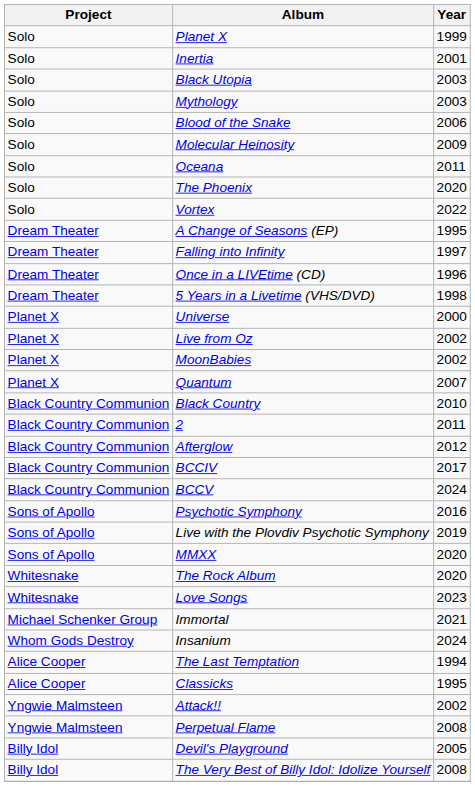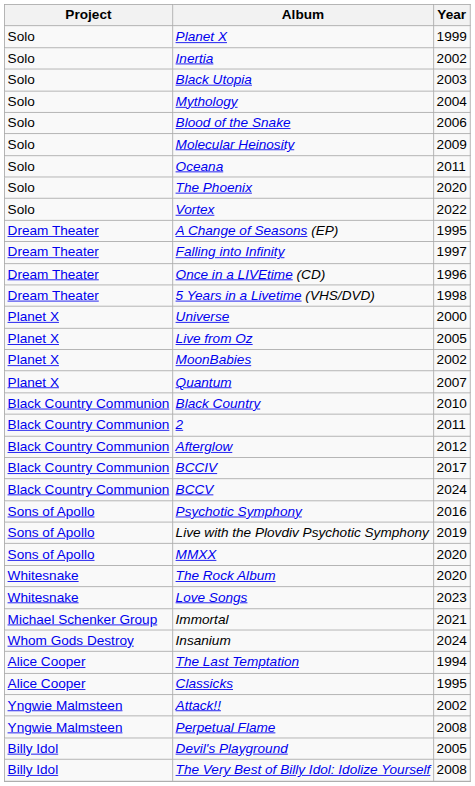(452, 58) 2001 -> (452, 58) 2002
(452, 101) 2003 -> (452, 101) 2004
(452, 338) 2002 -> (452, 338) 2005
